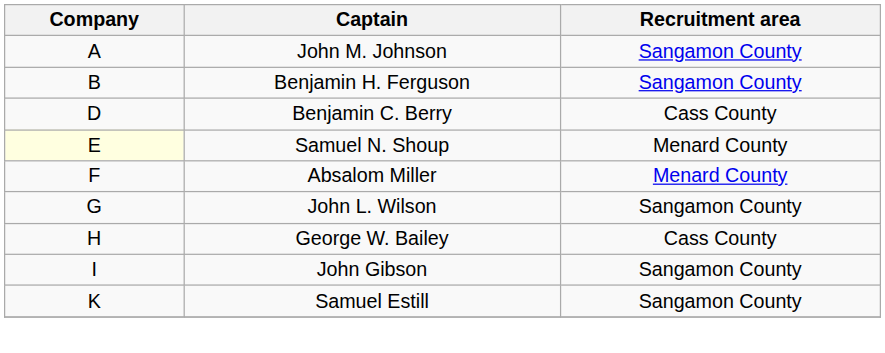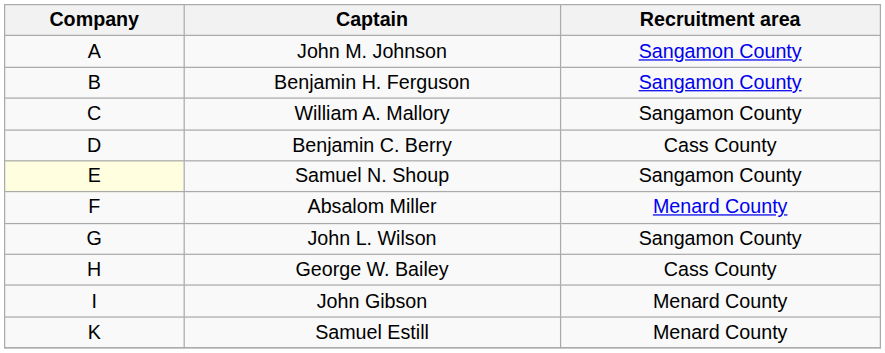+ row: (372, 113)
(720, 144) Menard County -> (720, 176) Sangamon County
(720, 269) Sangamon County -> (720, 301) Menard County
(720, 301) Sangamon County -> (720, 332) Menard County
